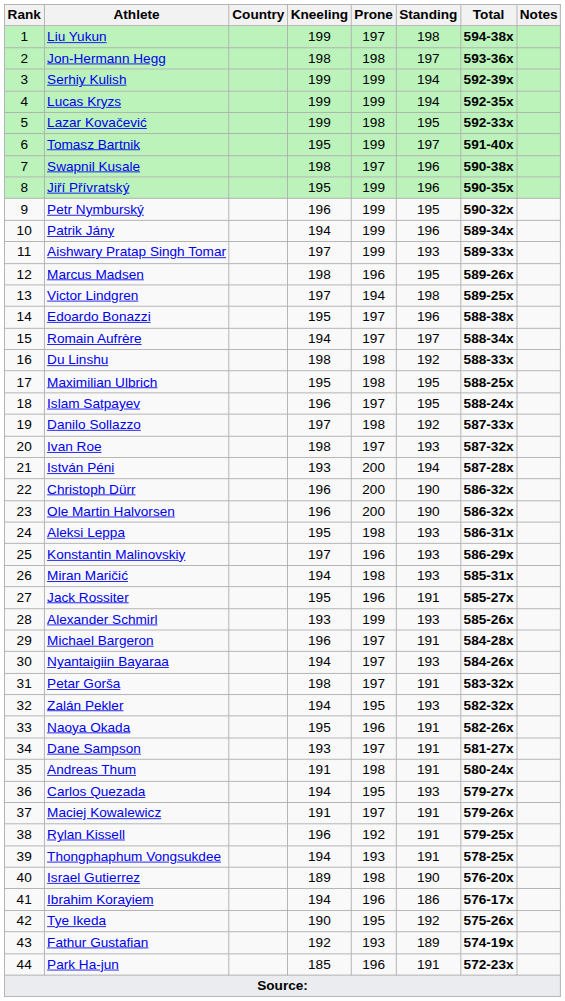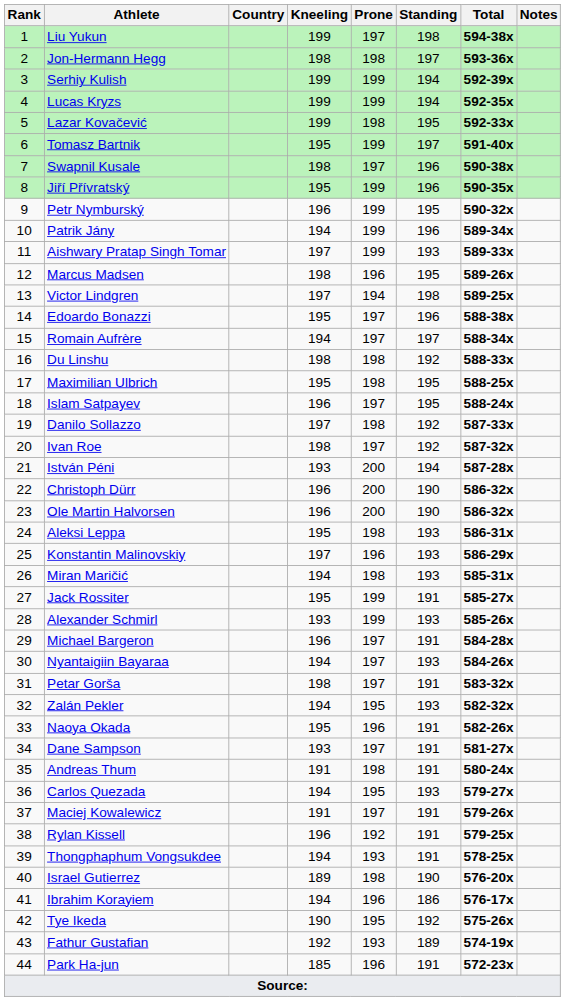(428, 446) 193 -> (428, 446) 192
(374, 597) 196 -> (374, 597) 199
